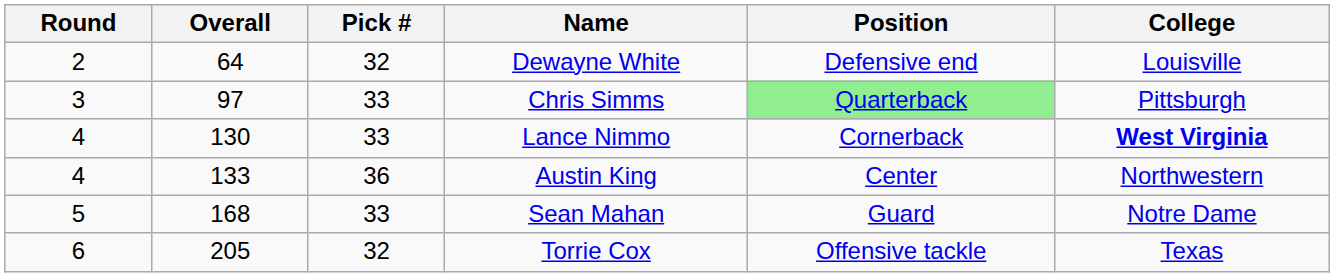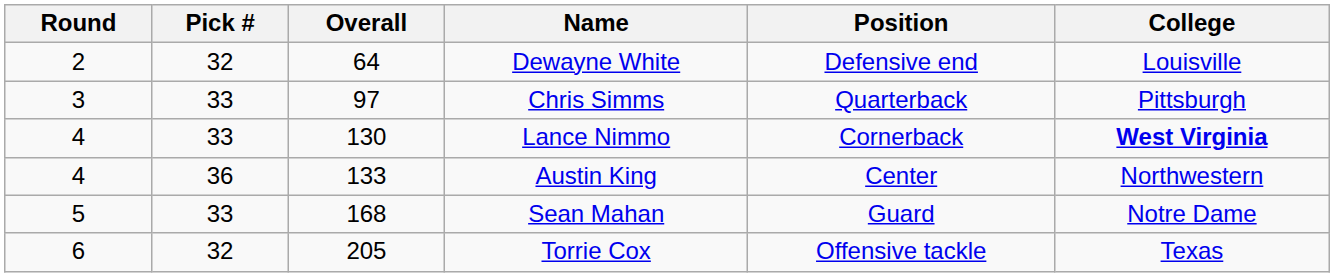columns swapped: (377, 23) <-> (230, 23)
(901, 99) lightgreen background -> (901, 99) no background
